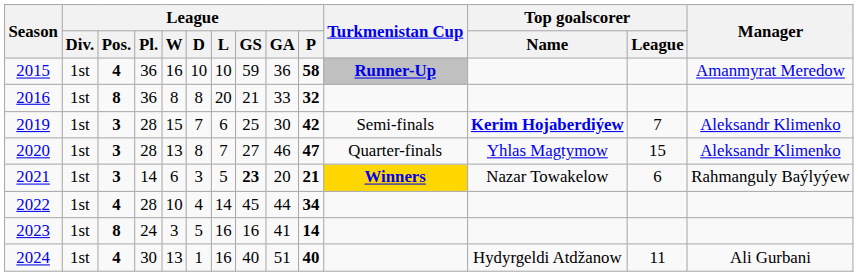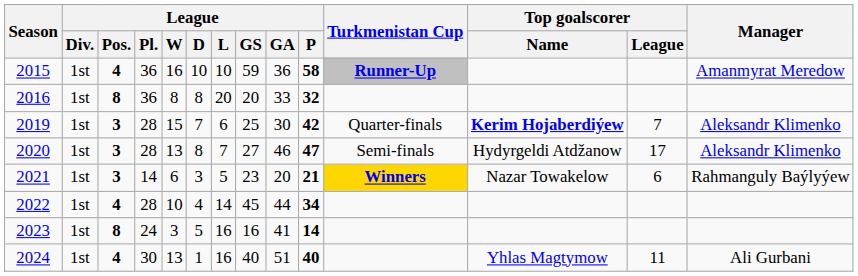(251, 97) 21 -> (251, 97) 20
(395, 124) Semi-finals -> (395, 124) Quarter-finals
(395, 151) Quarter-finals -> (395, 151) Semi-finals
(547, 151) Yhlas Magtymow -> (547, 151) Hydyrgeldi Atdžanow
(657, 151) 15 -> (657, 151) 17
(251, 177) bold -> (251, 177) normal
(547, 257) Hydyrgeldi Atdžanow -> (547, 257) Yhlas Magtymow
